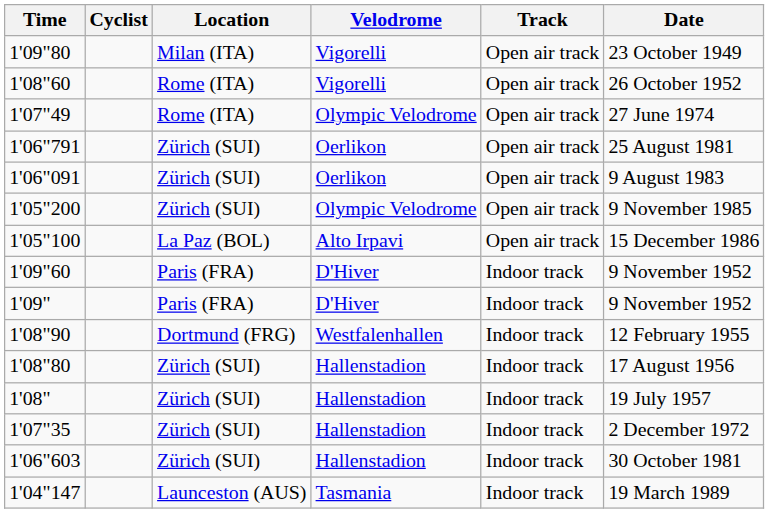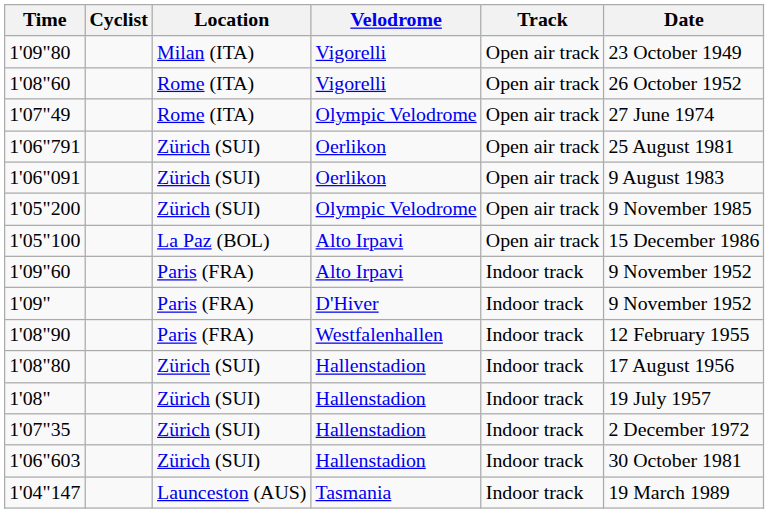(347, 271) D'Hiver -> (359, 271) Alto Irpavi
(226, 334) Dortmund (FRG) -> (205, 334) Paris (FRA)
